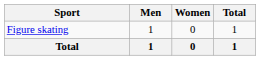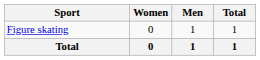columns swapped: (151, 13) <-> (193, 13)
